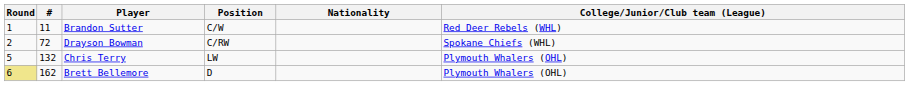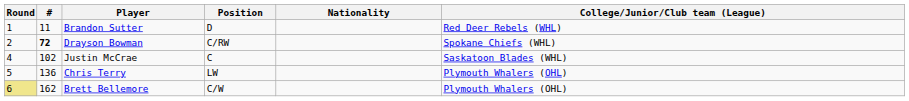(215, 27) C/W -> (209, 27) D
(45, 42) normal -> (45, 42) bold
+ row: (101, 58)
(48, 58) 132 -> (48, 73) 136
(209, 73) D -> (215, 88) C/W
